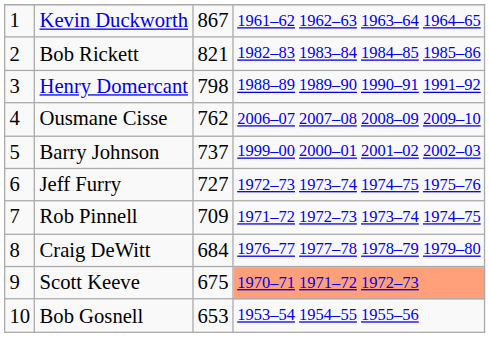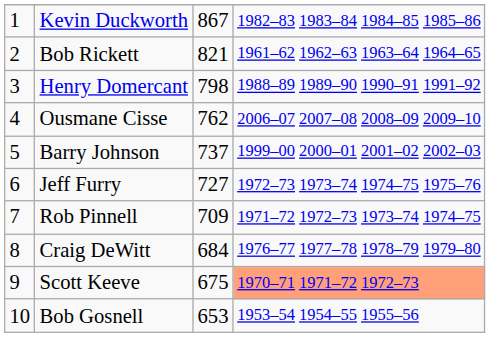(359, 20) 1961–62 1962–63 1963–64 1964–65 -> (359, 20) 1982–83 1983–84 1984–85 1985–86
(359, 53) 1982–83 1983–84 1984–85 1985–86 -> (359, 53) 1961–62 1962–63 1963–64 1964–65
